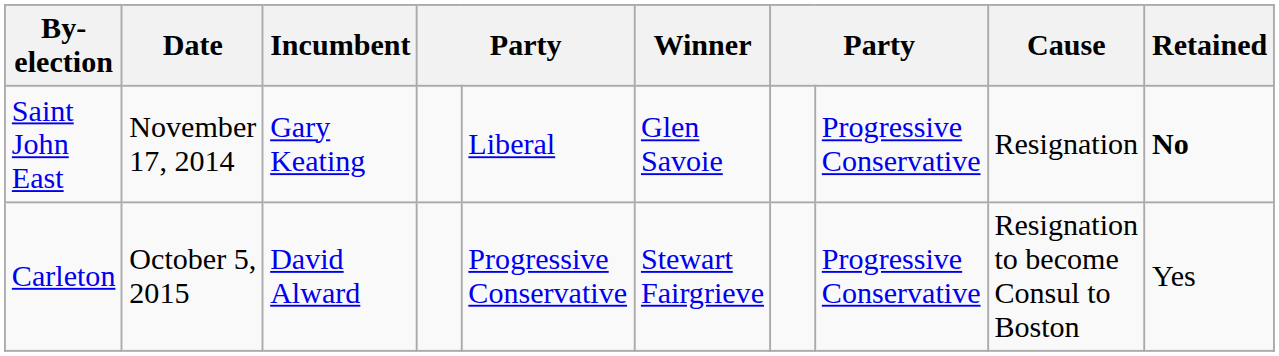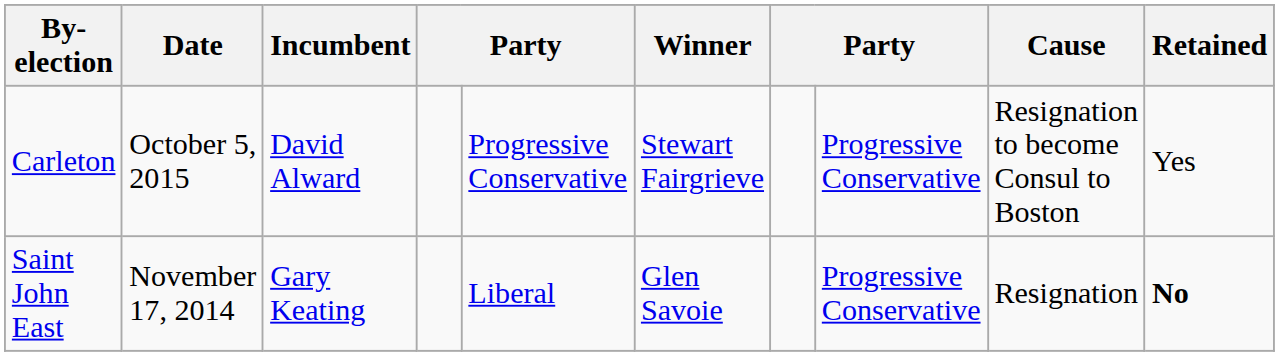rows swapped: (64, 276) <-> (43, 143)
